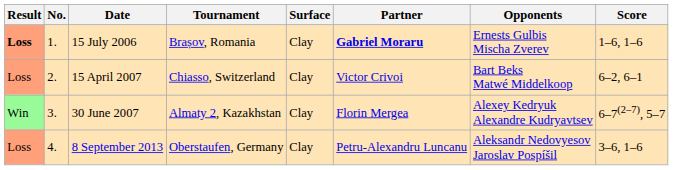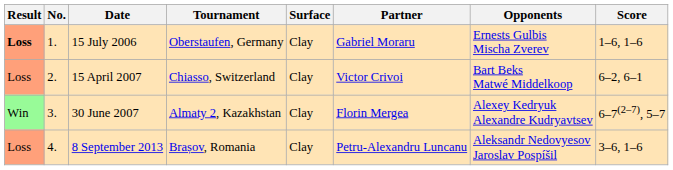(212, 41) Brașov, Romania -> (226, 41) Oberstaufen, Germany
(380, 41) bold -> (376, 41) normal
(226, 146) Oberstaufen, Germany -> (212, 146) Brașov, Romania
